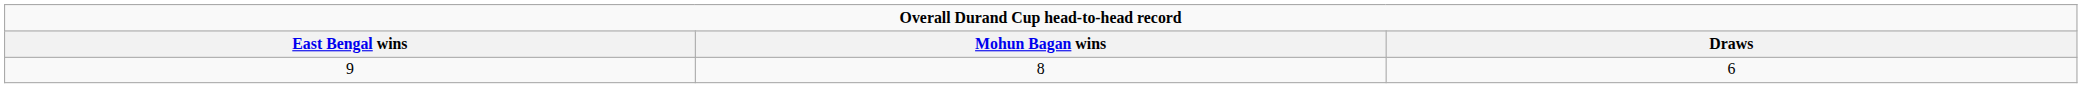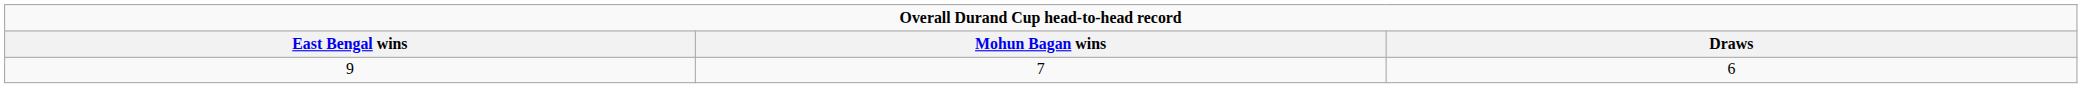(1041, 70) 8 -> (1041, 70) 7
